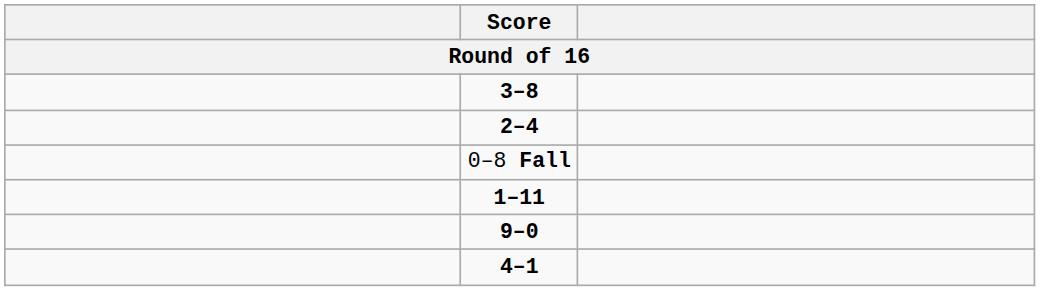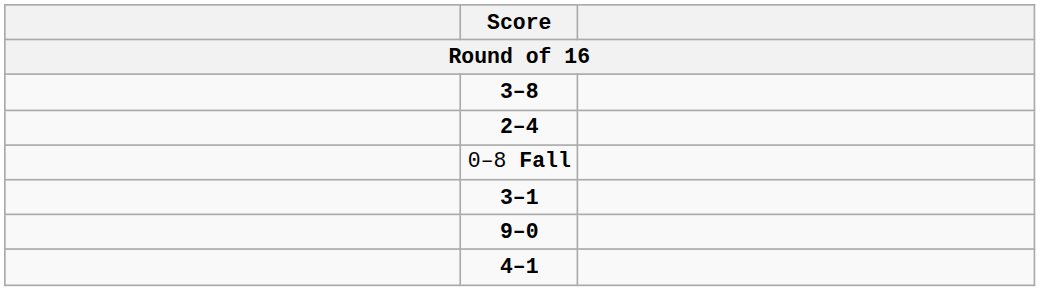+ row: (519, 197)
- row: (519, 197)
